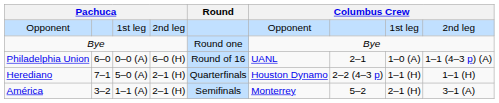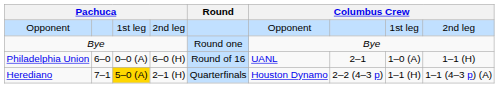(459, 59) 1–1 (4–3 p) (A) -> (459, 59) 1–1 (H)
(131, 75) no background -> (131, 75) gold background
(459, 75) 1–1 (H) -> (459, 75) 1–1 (4–3 p) (A)
- row: (25, 91)
